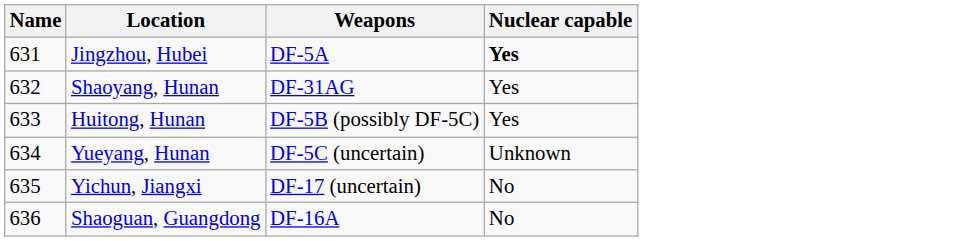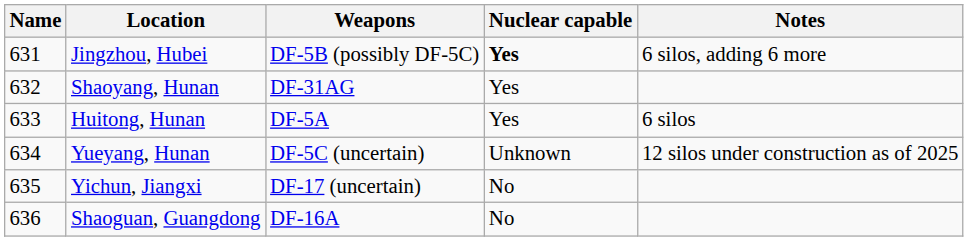+ column: (800, 20)
(300, 53) DF-5A -> (375, 53) DF-5B (possibly DF-5C)
(375, 119) DF-5B (possibly DF-5C) -> (300, 119) DF-5A
